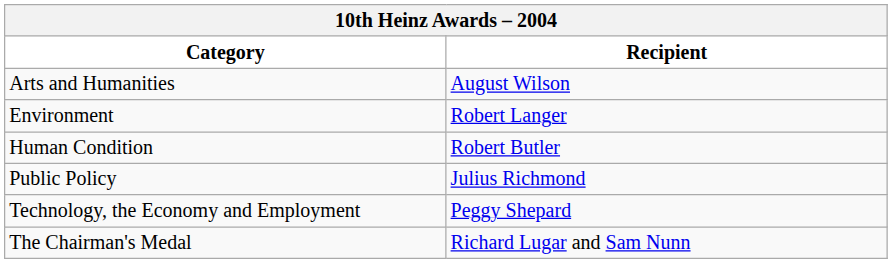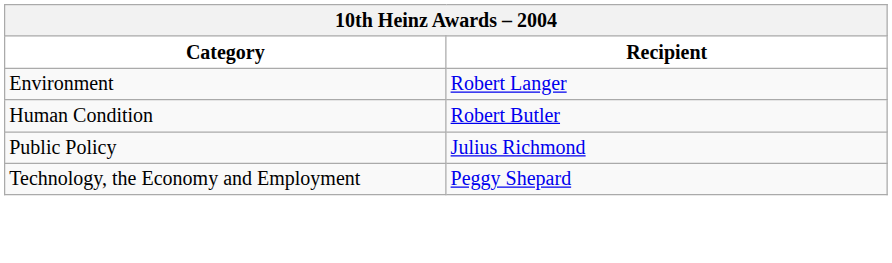- row: (92, 83)
- row: (100, 242)
